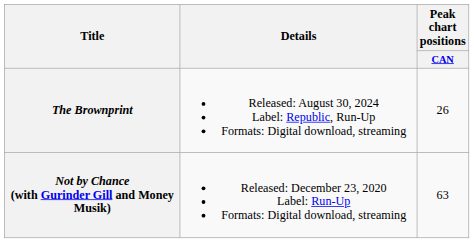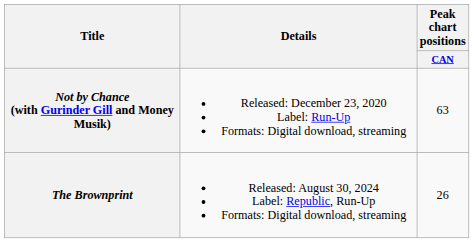rows swapped: (92, 195) <-> (92, 110)
